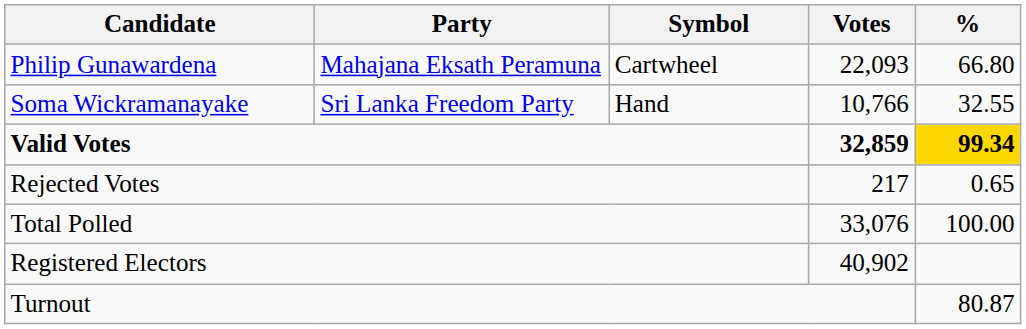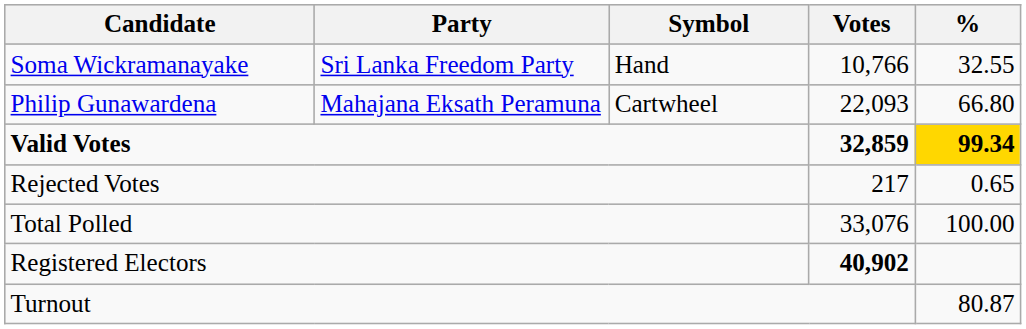rows swapped: (113, 64) <-> (129, 104)
(874, 263) normal -> (874, 263) bold
